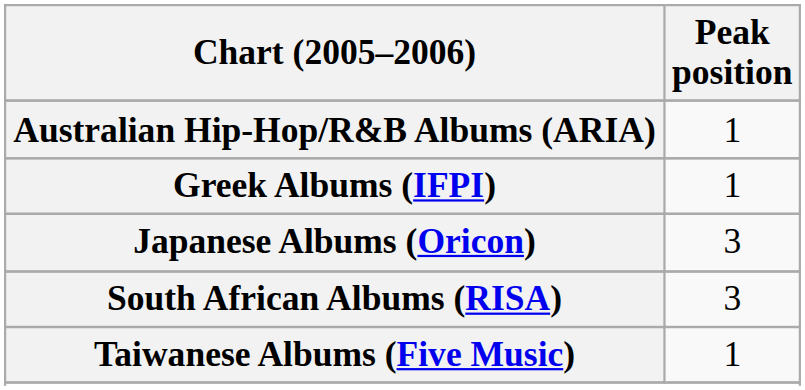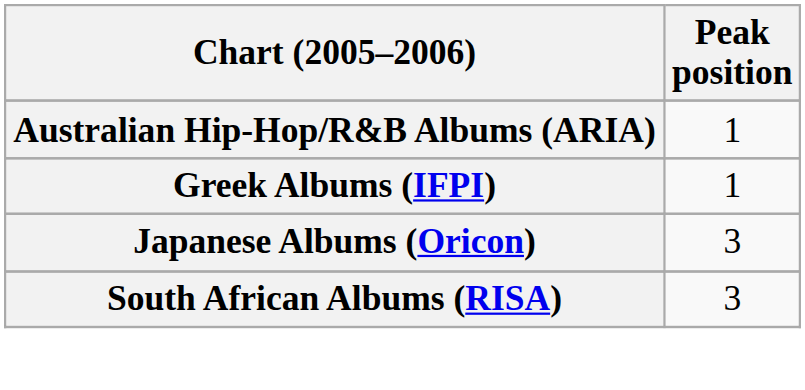- row: (335, 354)
